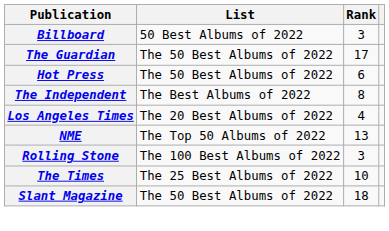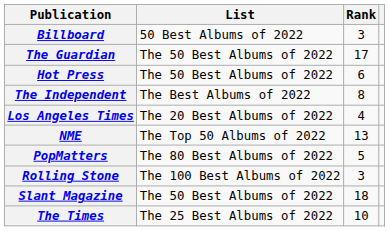+ row: (71, 155)
rows swapped: (71, 196) <-> (71, 176)
